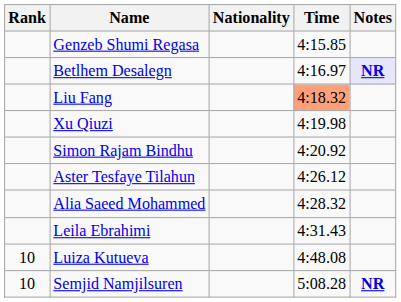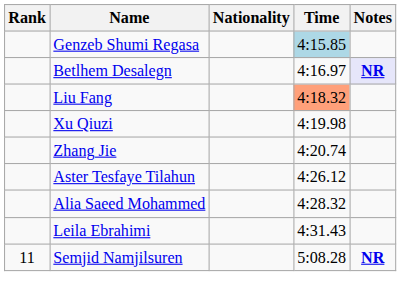(322, 44) no background -> (322, 44) lightblue background
+ row: (85, 150)
- row: (123, 150)
- row: (101, 257)
(27, 283) 10 -> (27, 257) 11
